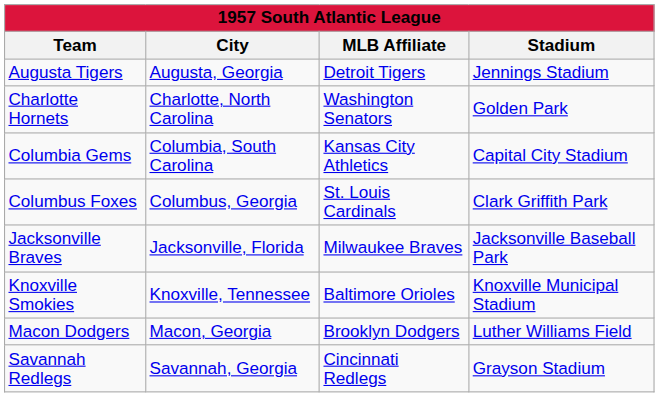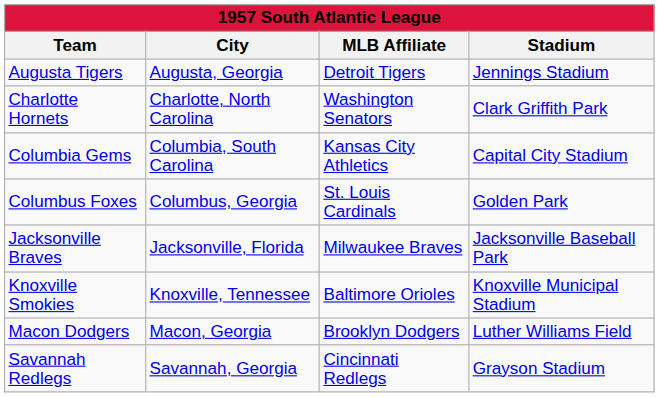(520, 109) Golden Park -> (540, 109) Clark Griffith Park
(540, 201) Clark Griffith Park -> (520, 201) Golden Park
